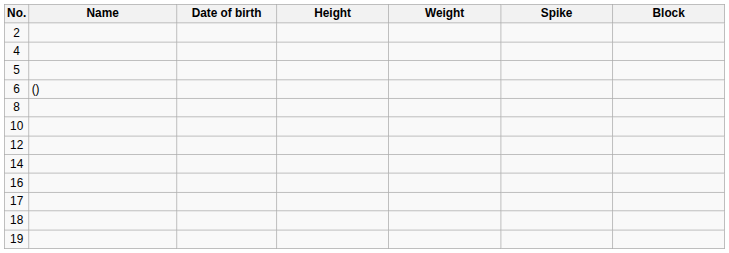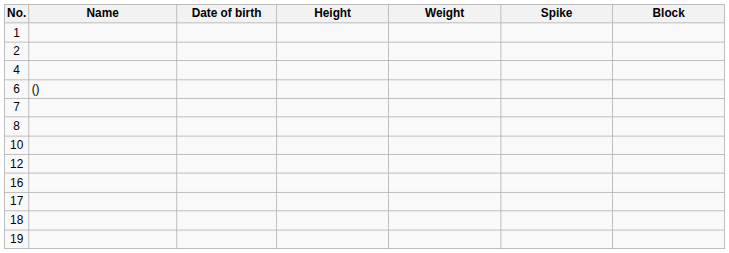+ row: (17, 32)
- row: (17, 70)
+ row: (17, 107)
- row: (17, 164)
